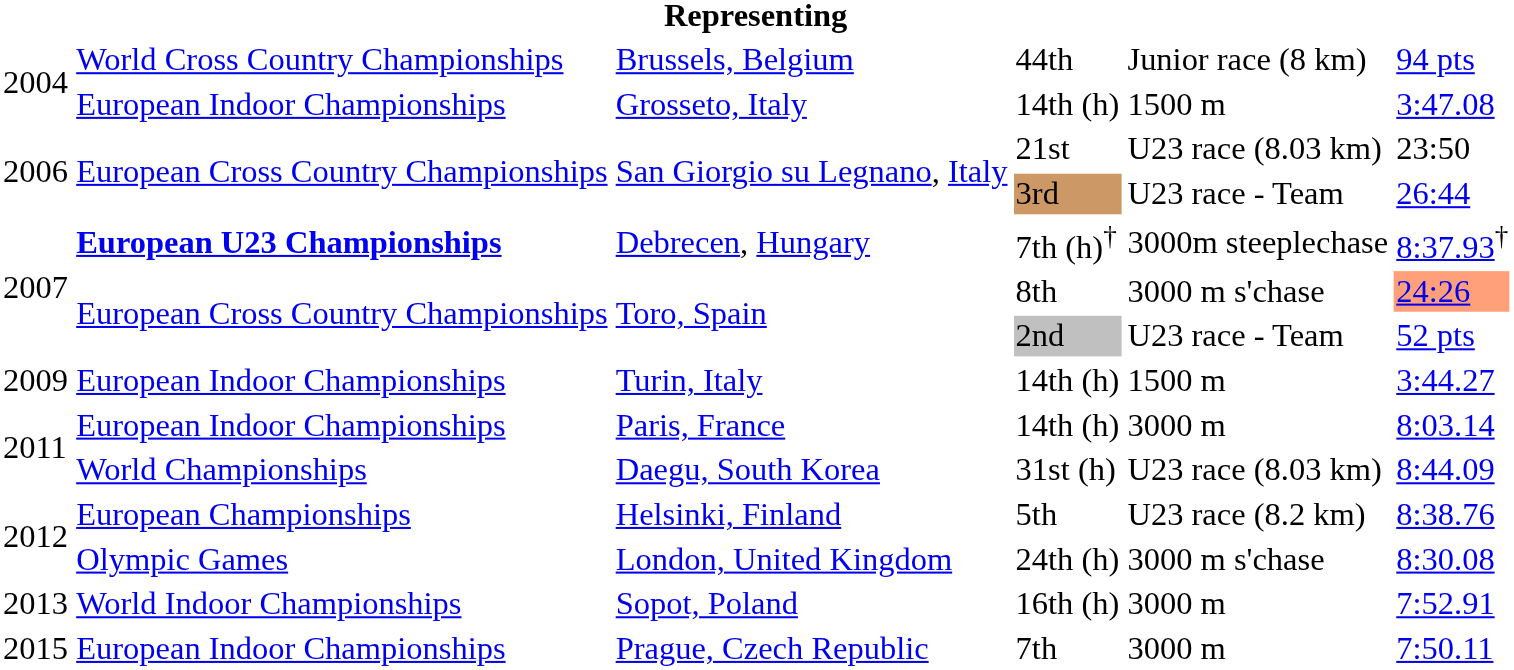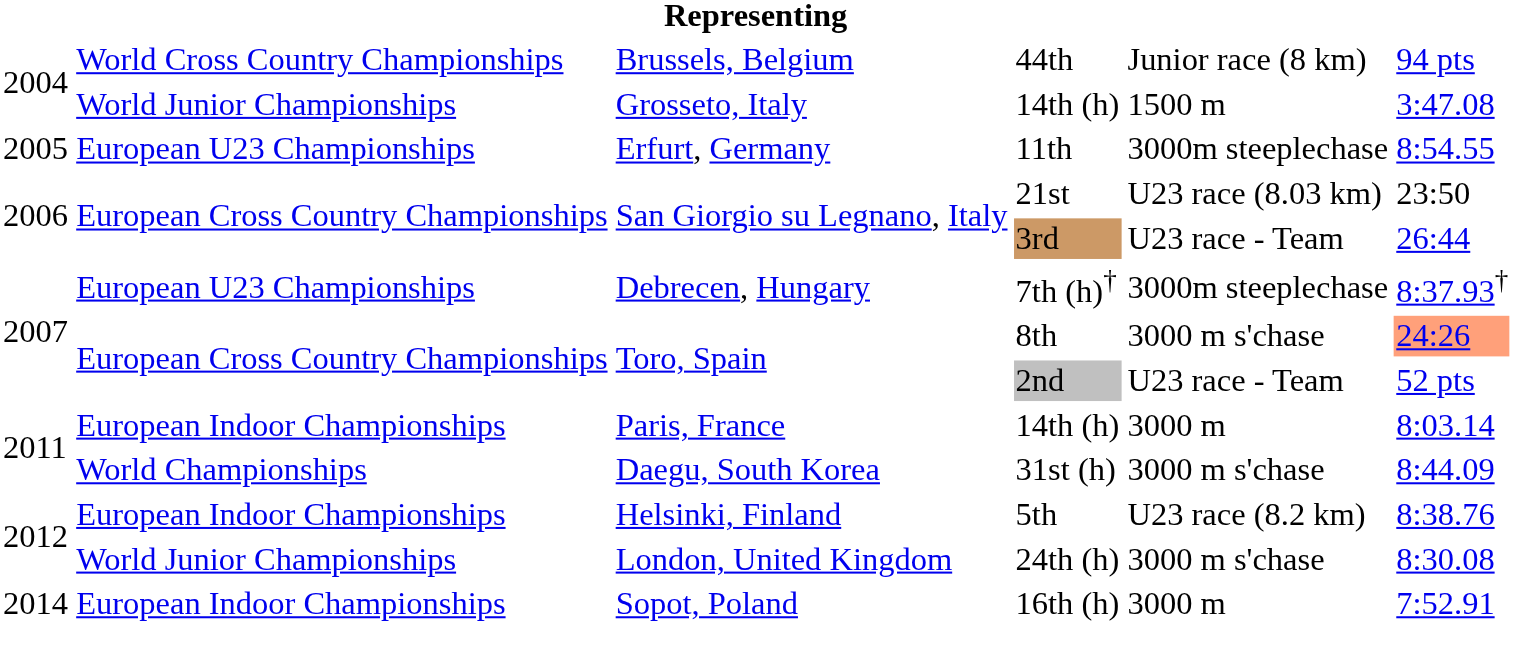(291, 104) European Indoor Championships -> (266, 104) World Junior Championships
+ row: (723, 148)
(289, 242) bold -> (276, 287) normal
- row: (689, 380)
(1255, 470) U23 race (8.03 km) -> (1226, 470) 3000 m s'chase
(244, 514) European Championships -> (291, 514) European Indoor Championships
(182, 559) Olympic Games -> (266, 559) World Junior Championships
(36, 604) 2013 -> (36, 604) 2014
(269, 604) World Indoor Championships -> (291, 604) European Indoor Championships
- row: (772, 648)
